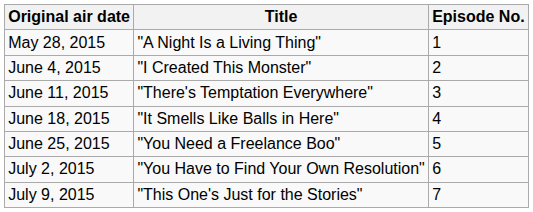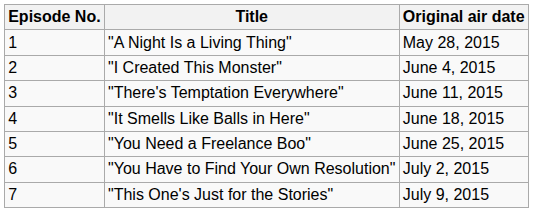columns swapped: (478, 17) <-> (69, 17)
